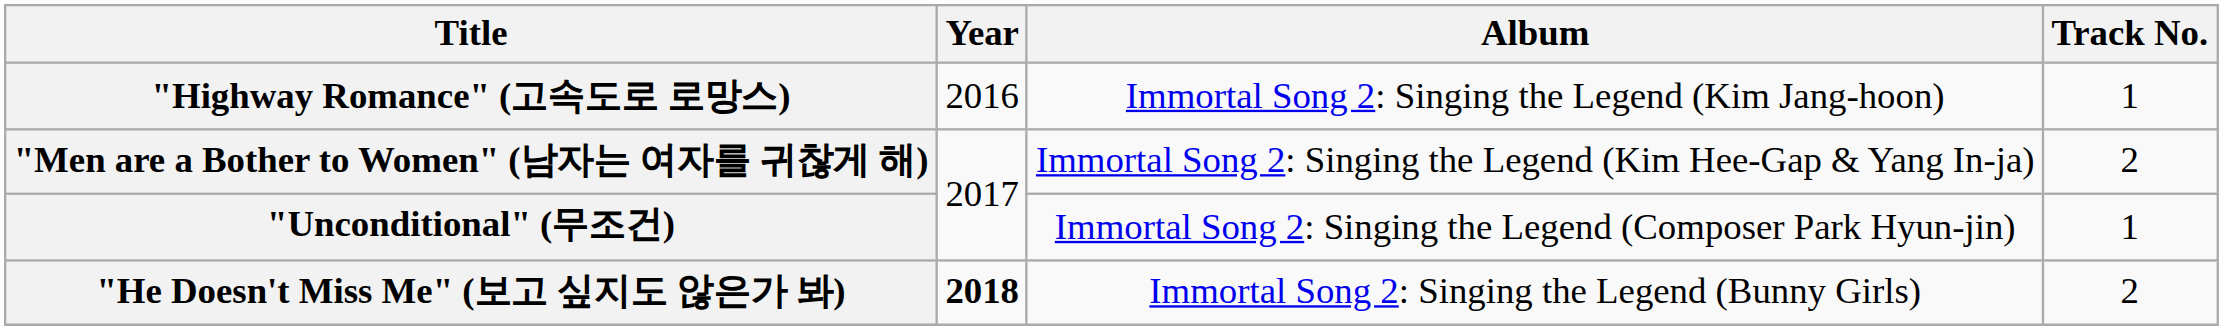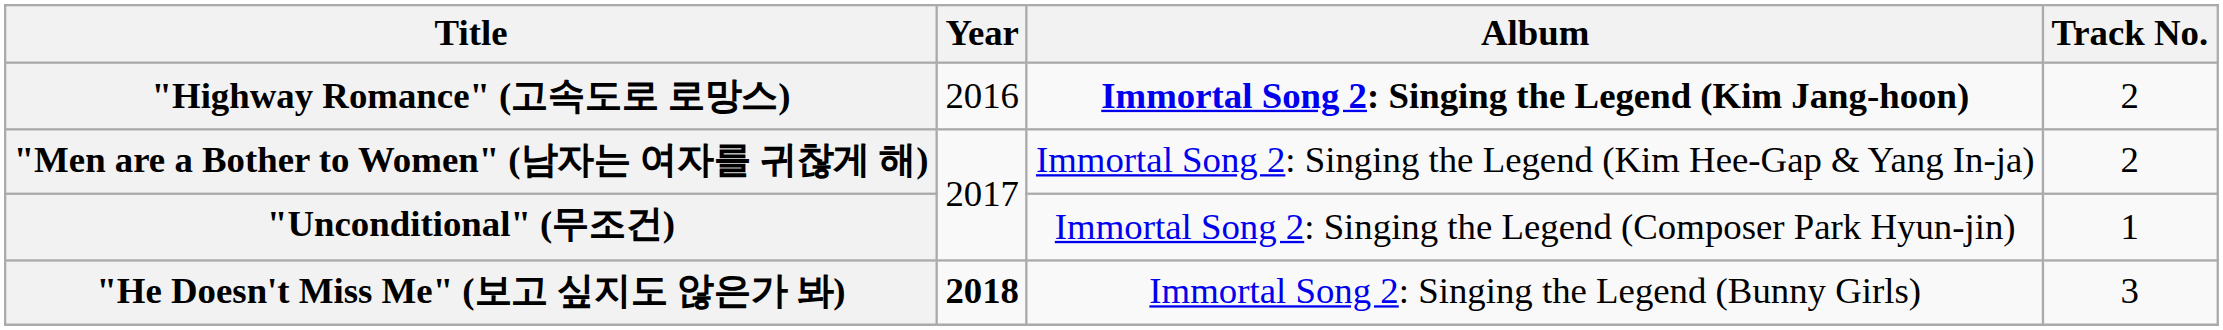(1535, 95) normal -> (1535, 95) bold
(2130, 95) 1 -> (2130, 95) 2
(2130, 291) 2 -> (2130, 291) 3
